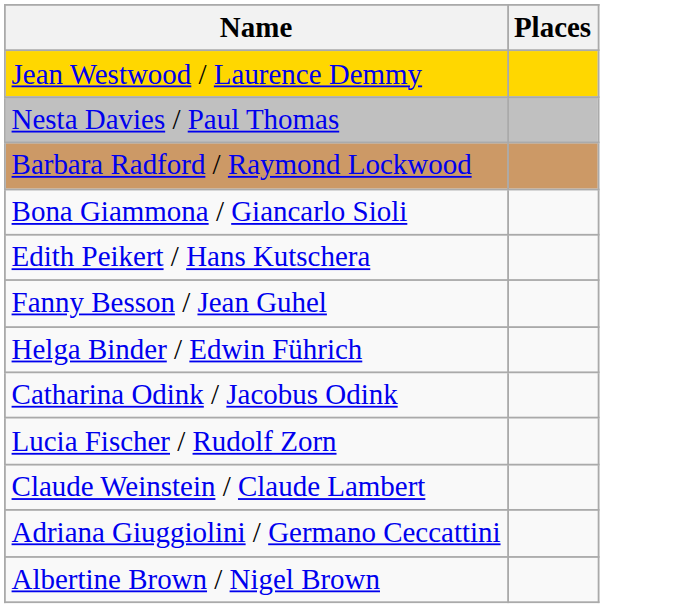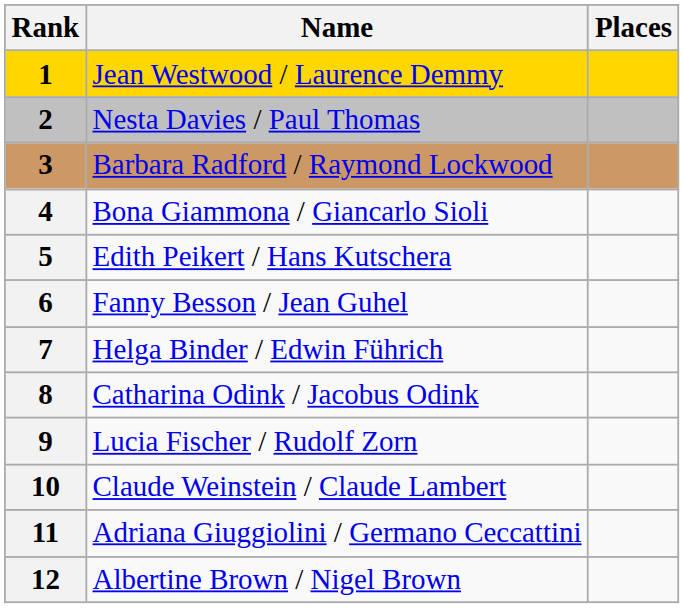+ column: (45, 27)
